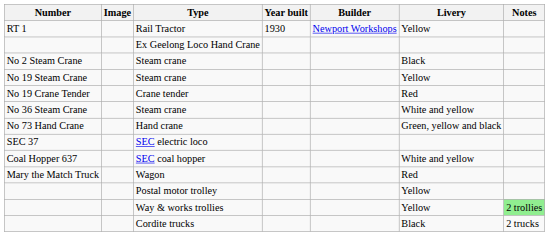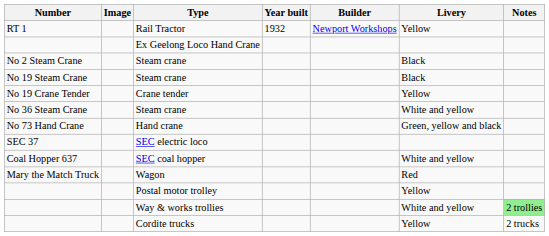(275, 28) 1930 -> (275, 28) 1932
(416, 77) Yellow -> (413, 77) Black
(410, 93) Red -> (416, 93) Yellow
(416, 207) Yellow -> (438, 207) White and yellow
(413, 223) Black -> (416, 223) Yellow
